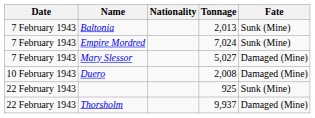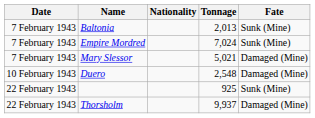(225, 58) 5,027 -> (225, 58) 5,021
(225, 74) 2,008 -> (225, 74) 2,548
